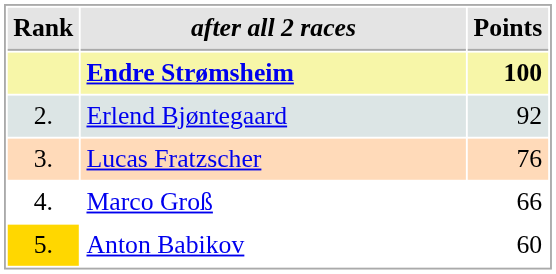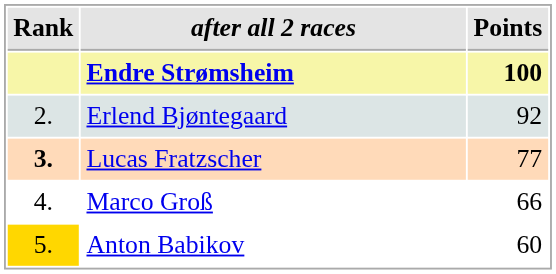(43, 158) normal -> (43, 158) bold
(529, 158) 76 -> (529, 158) 77
